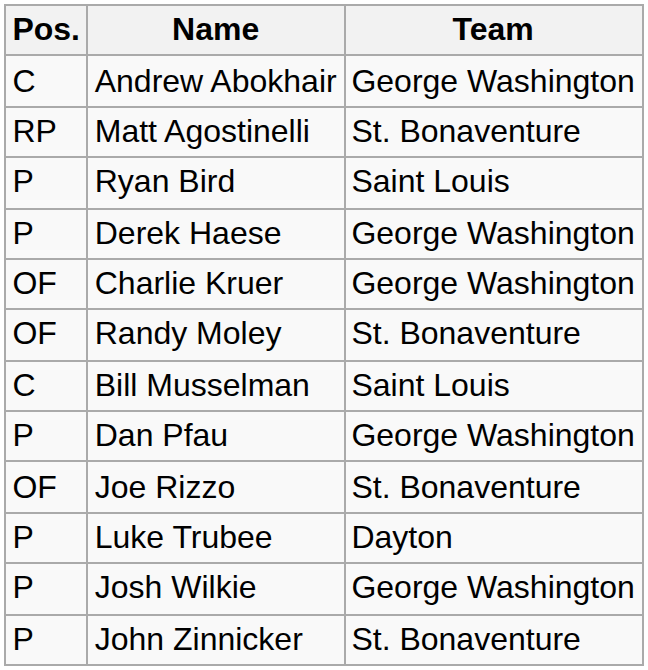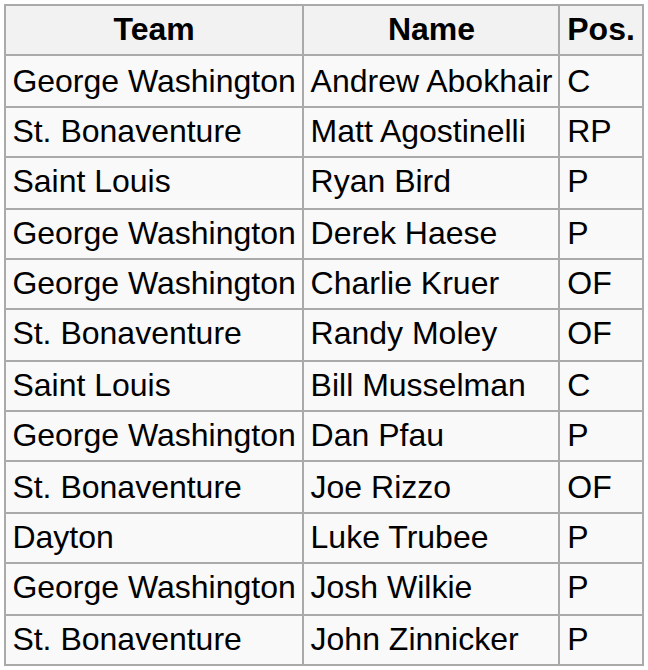columns swapped: (46, 29) <-> (493, 29)
